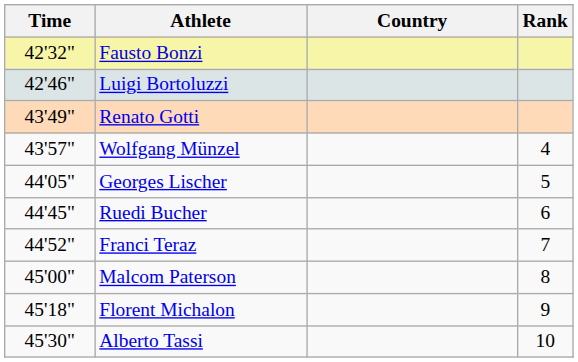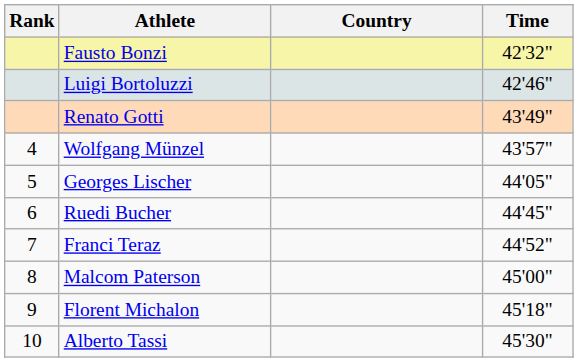columns swapped: (545, 20) <-> (50, 20)
